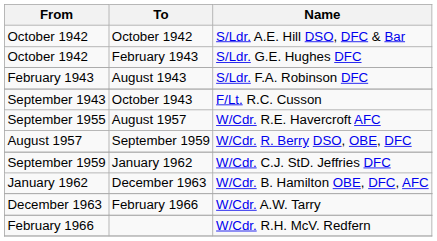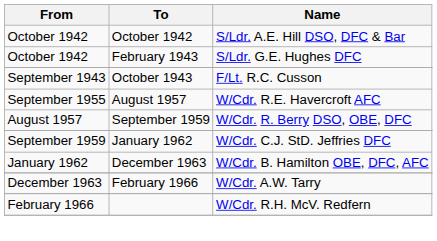- row: (149, 78)
